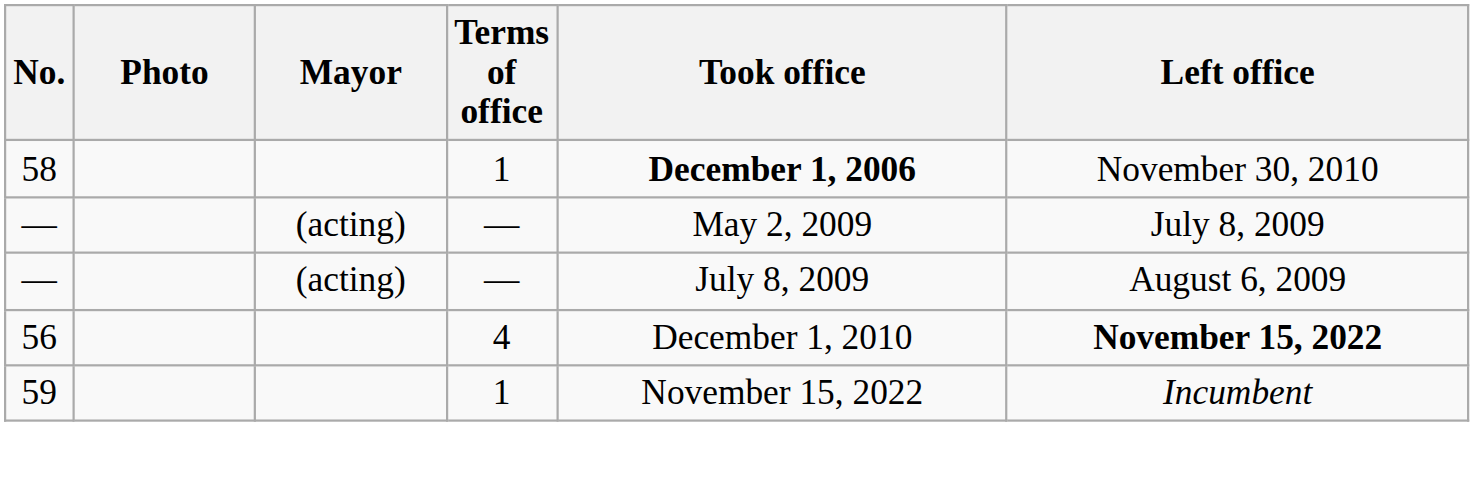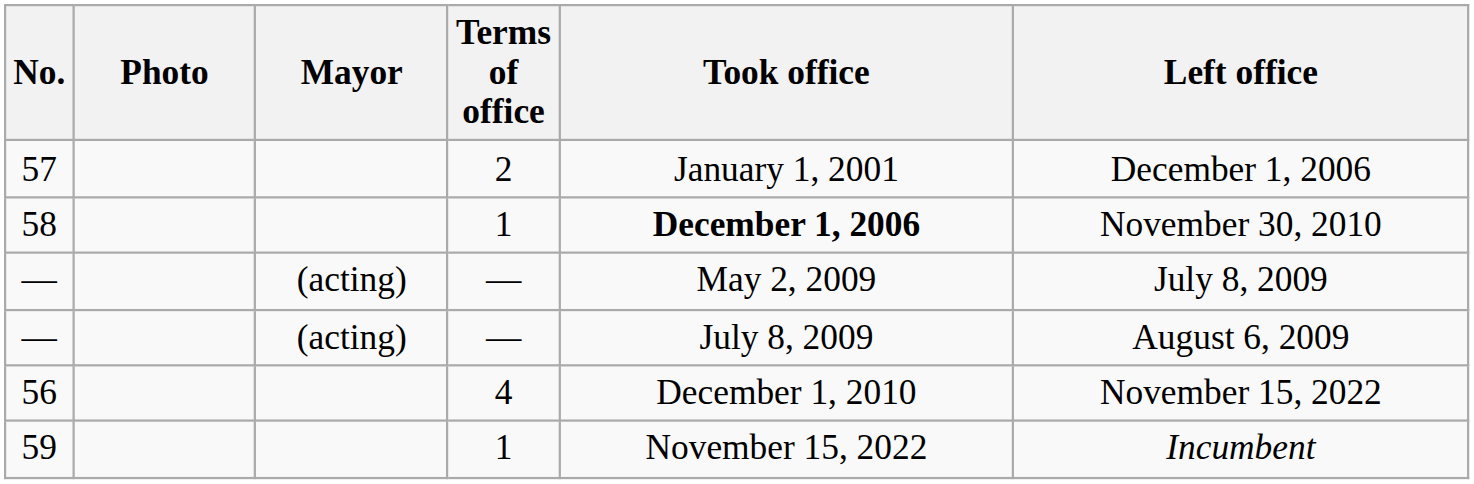+ row: (39, 168)
(1238, 336) bold -> (1241, 392) normal
